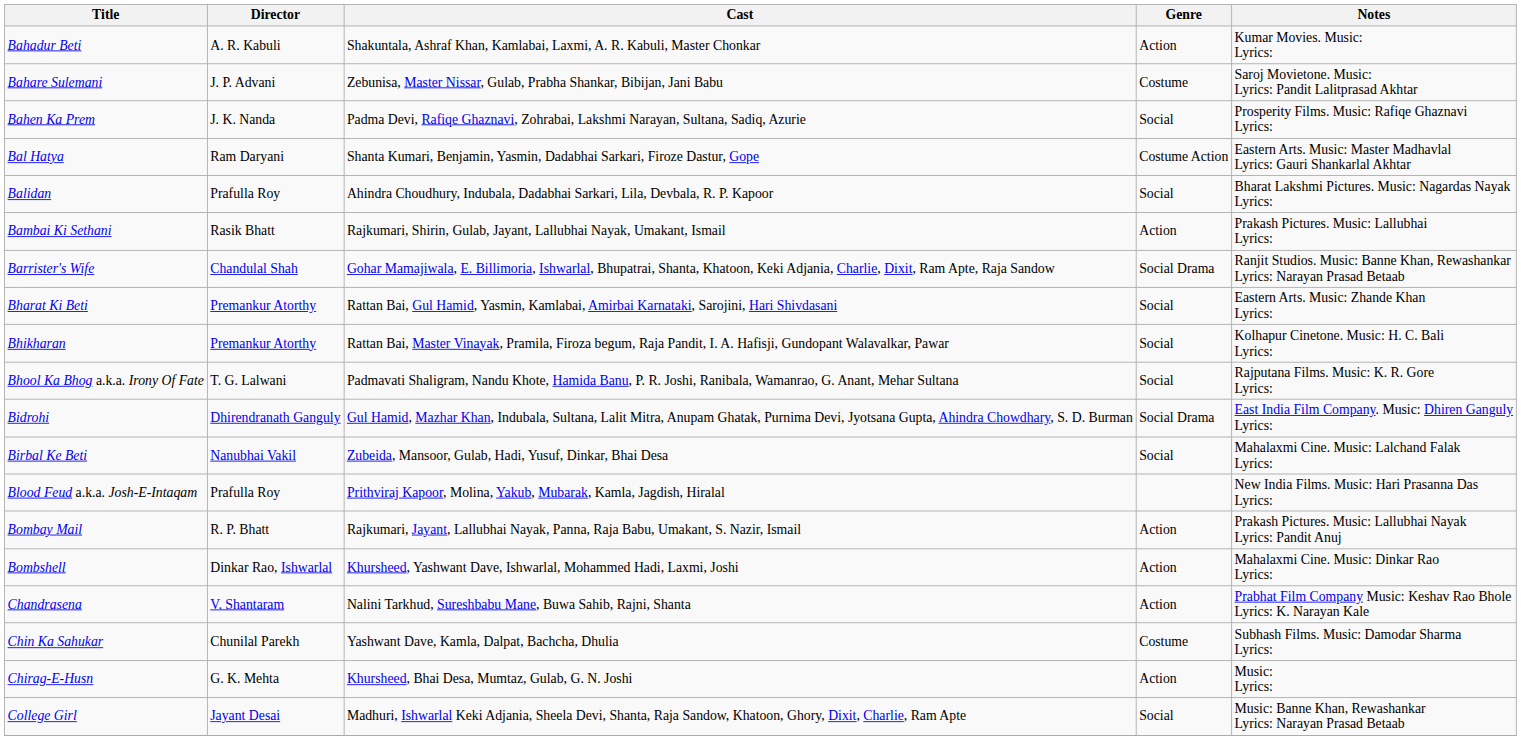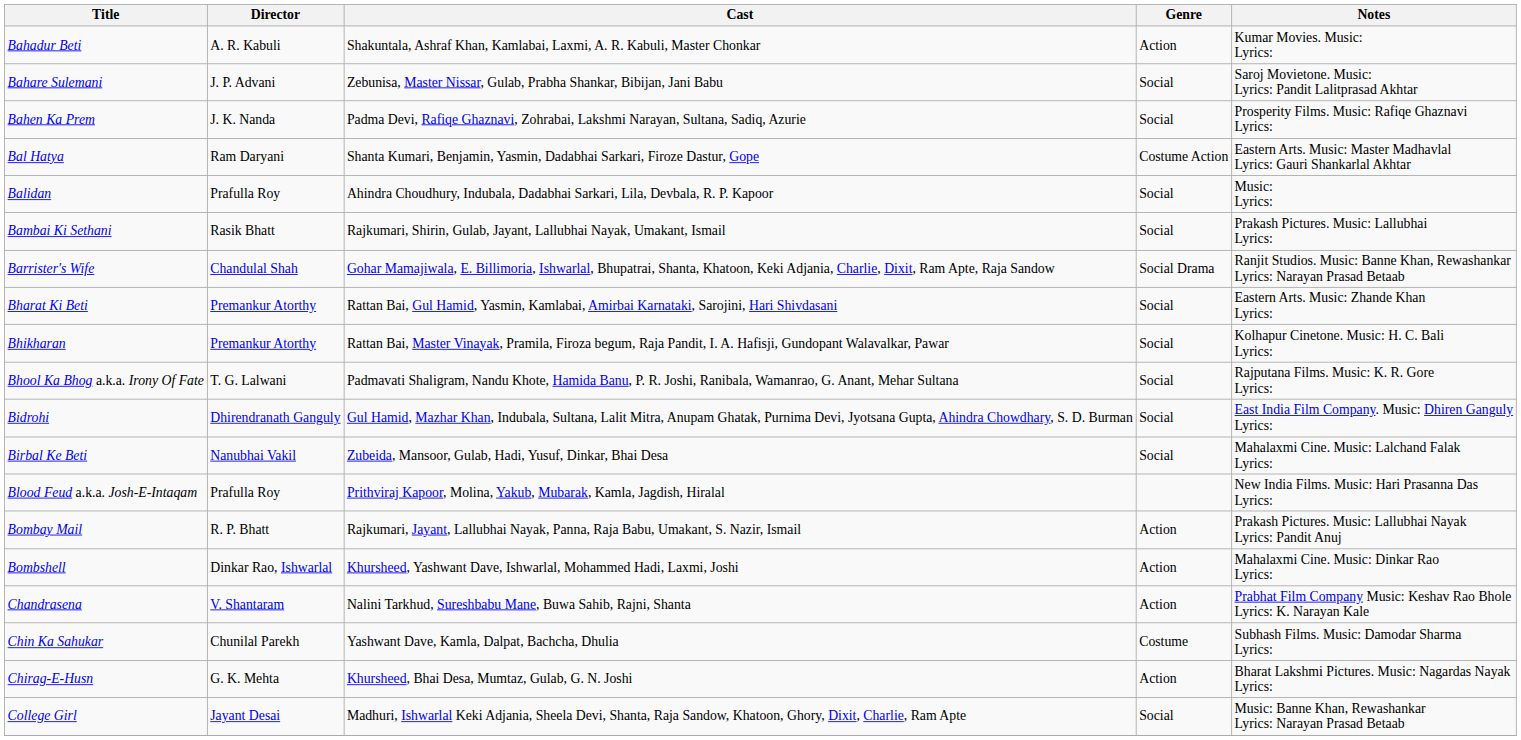(1164, 82) Costume -> (1156, 82) Social
(1373, 194) Bharat Lakshmi Pictures. Music: Nagardas Nayak Lyrics: -> (1254, 194) Music: Lyrics:
(1158, 231) Action -> (1156, 231) Social
(1177, 417) Social Drama -> (1156, 417) Social
(1254, 679) Music: Lyrics: -> (1373, 679) Bharat Lakshmi Pictures. Music: Nagardas Nayak Lyrics:
